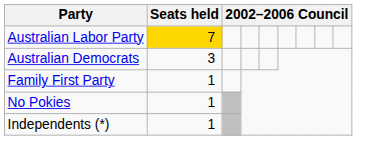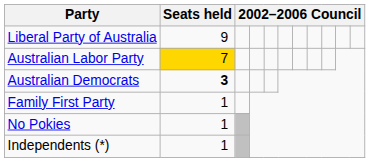+ row: (82, 37)
(213, 59) normal -> (226, 80) bold
